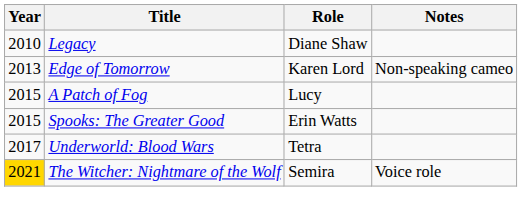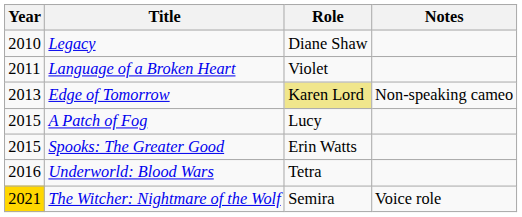+ row: (142, 69)
(326, 69) no background -> (326, 95) khaki background
(25, 146) 2017 -> (25, 172) 2016
